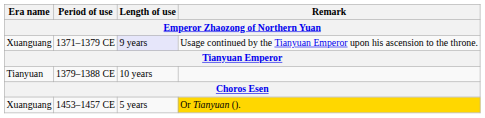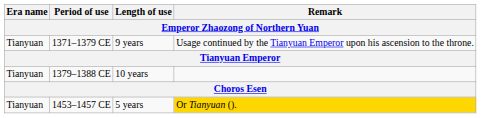(29, 43) Xuanguang -> (25, 43) Tianyuan
(133, 43) lavender background -> (129, 43) no background
(29, 105) Xuanguang -> (25, 105) Tianyuan
